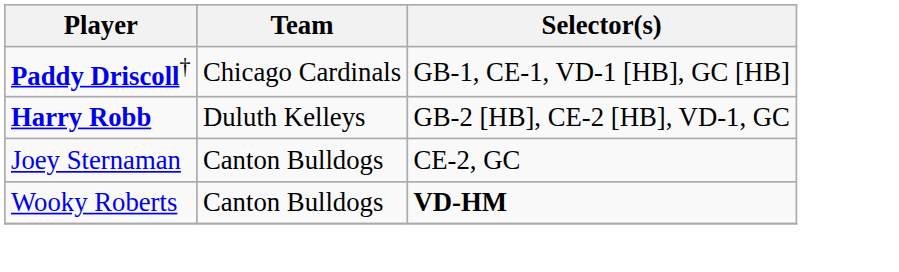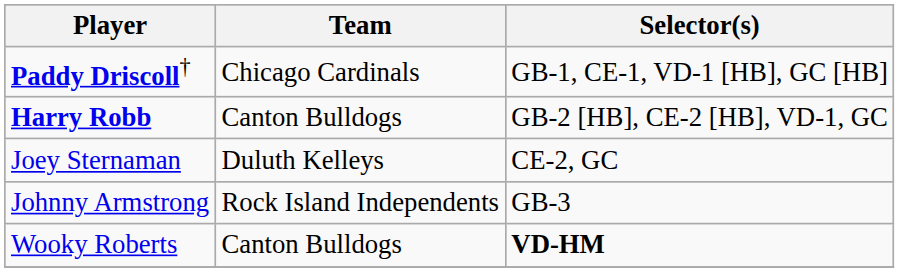(284, 117) Duluth Kelleys -> (312, 117) Canton Bulldogs
(293, 160) Canton Bulldogs -> (303, 160) Duluth Kelleys
+ row: (110, 202)
